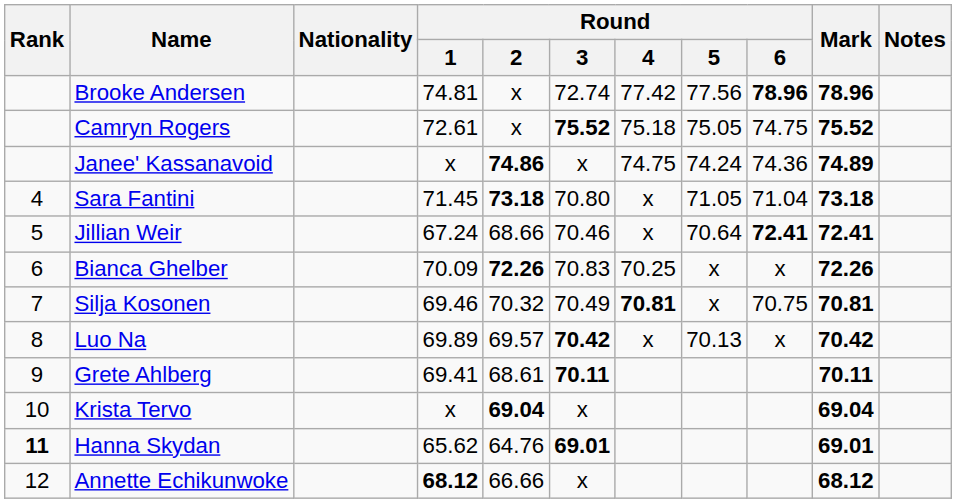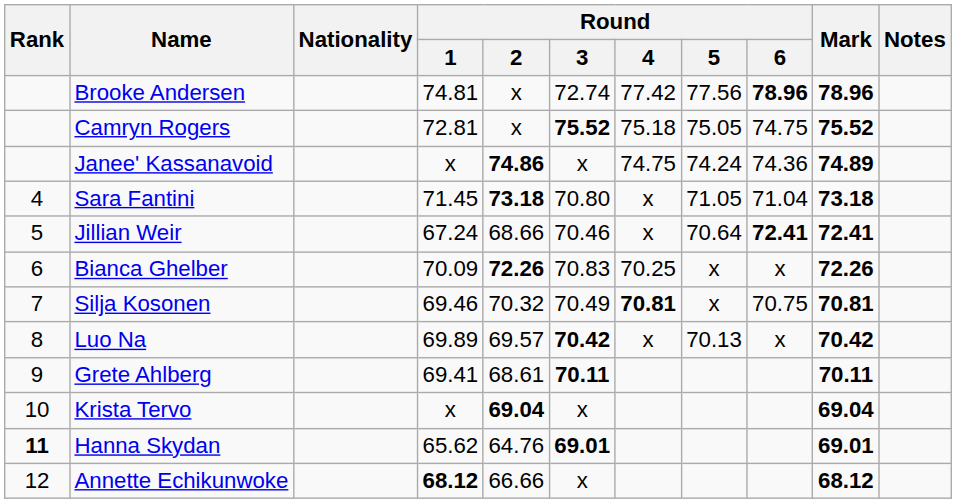(450, 127) 72.61 -> (450, 127) 72.81
